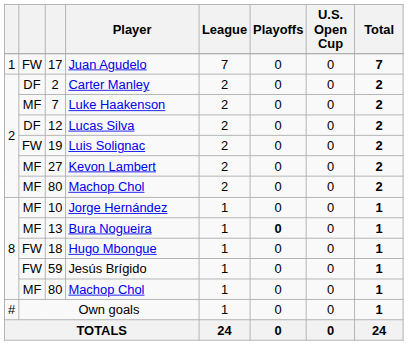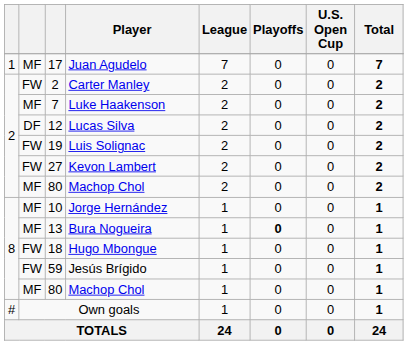(32, 64) FW -> (32, 64) MF
(32, 85) DF -> (32, 85) FW
(32, 166) MF -> (32, 166) FW
